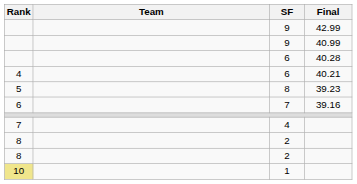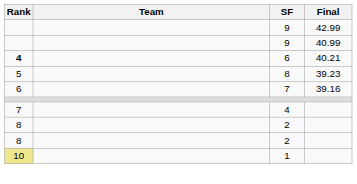- row: (287, 58)
(19, 74) normal -> (19, 58) bold
